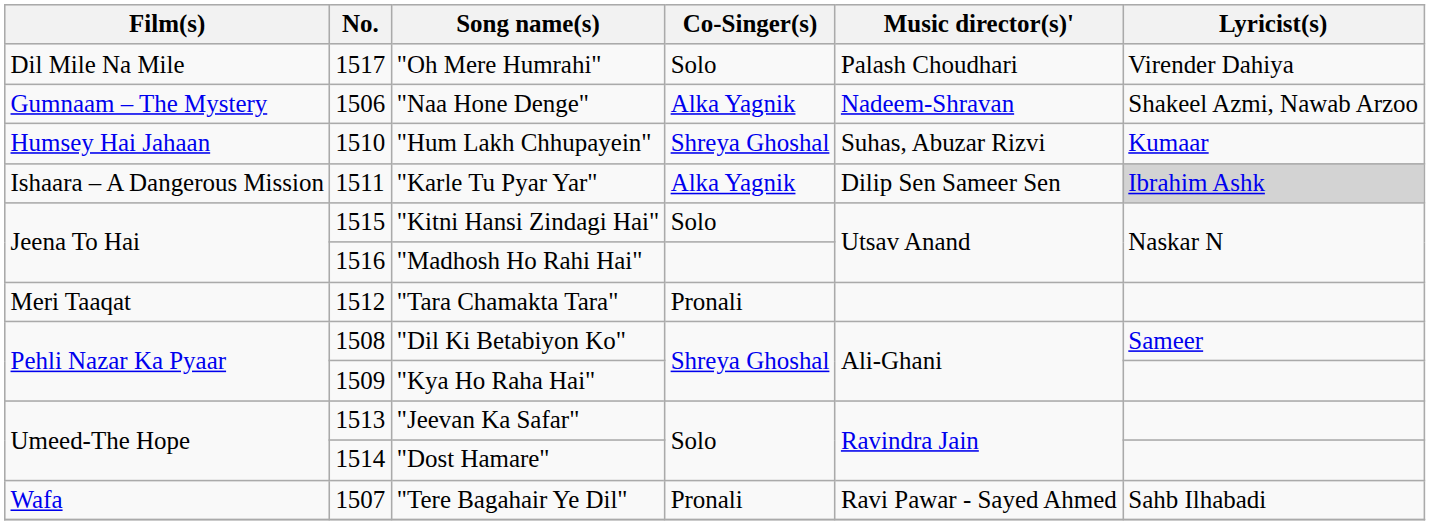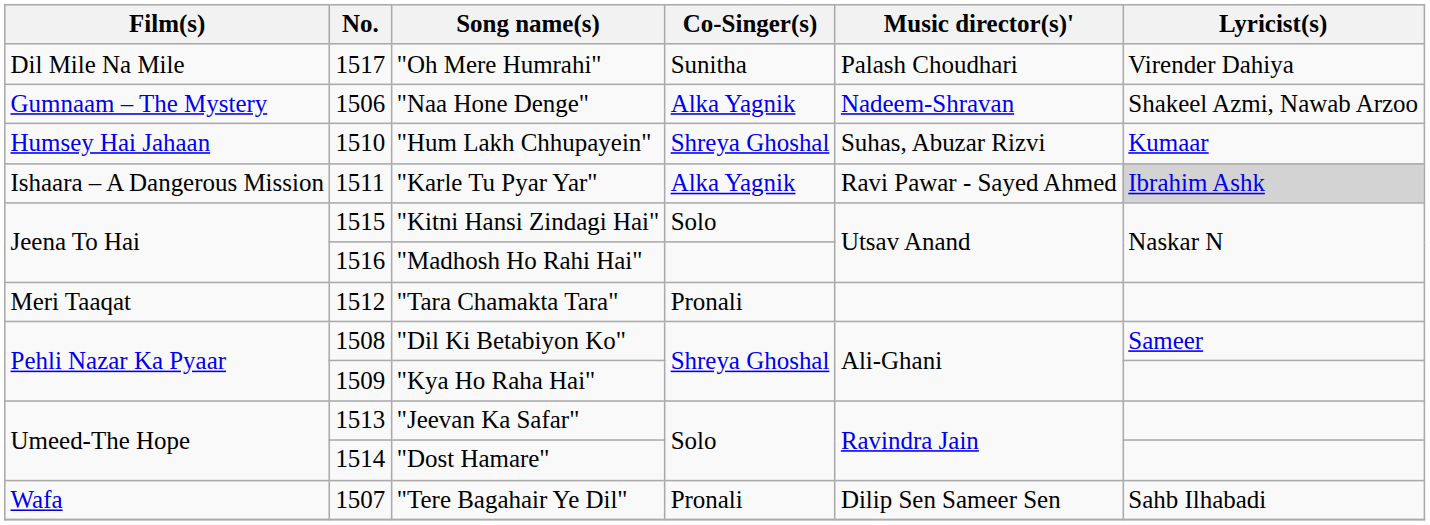(694, 63) Solo -> (709, 63) Sunitha
(951, 182) Dilip Sen Sameer Sen -> (979, 182) Ravi Pawar - Sayed Ahmed
(979, 499) Ravi Pawar - Sayed Ahmed -> (951, 499) Dilip Sen Sameer Sen
